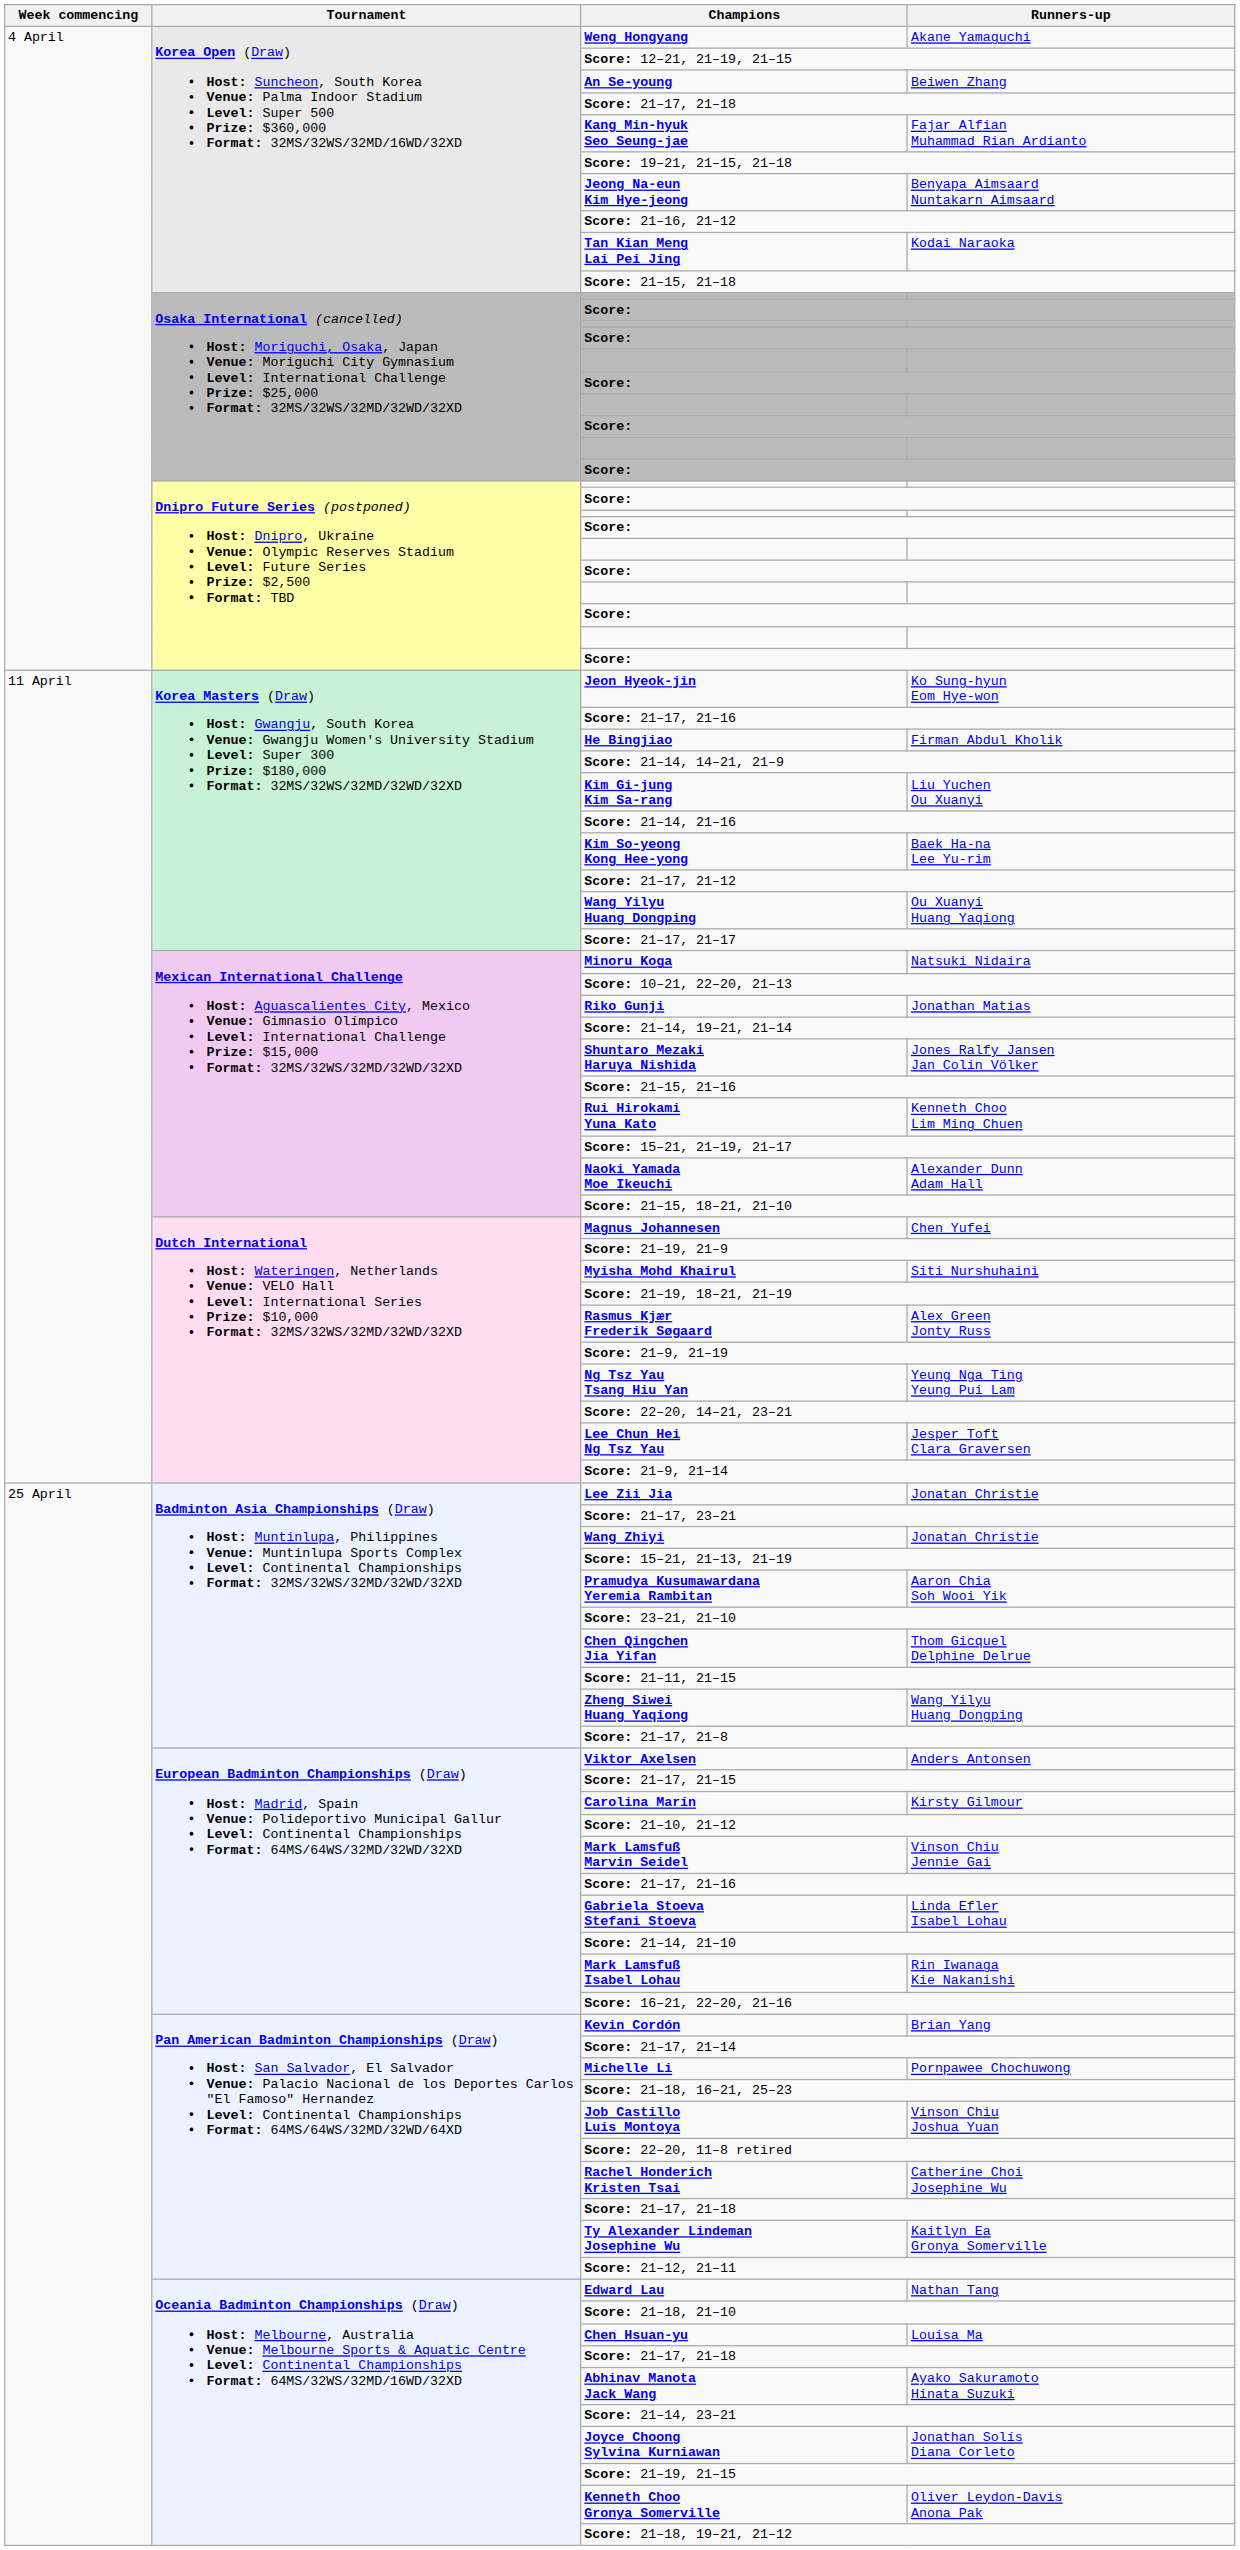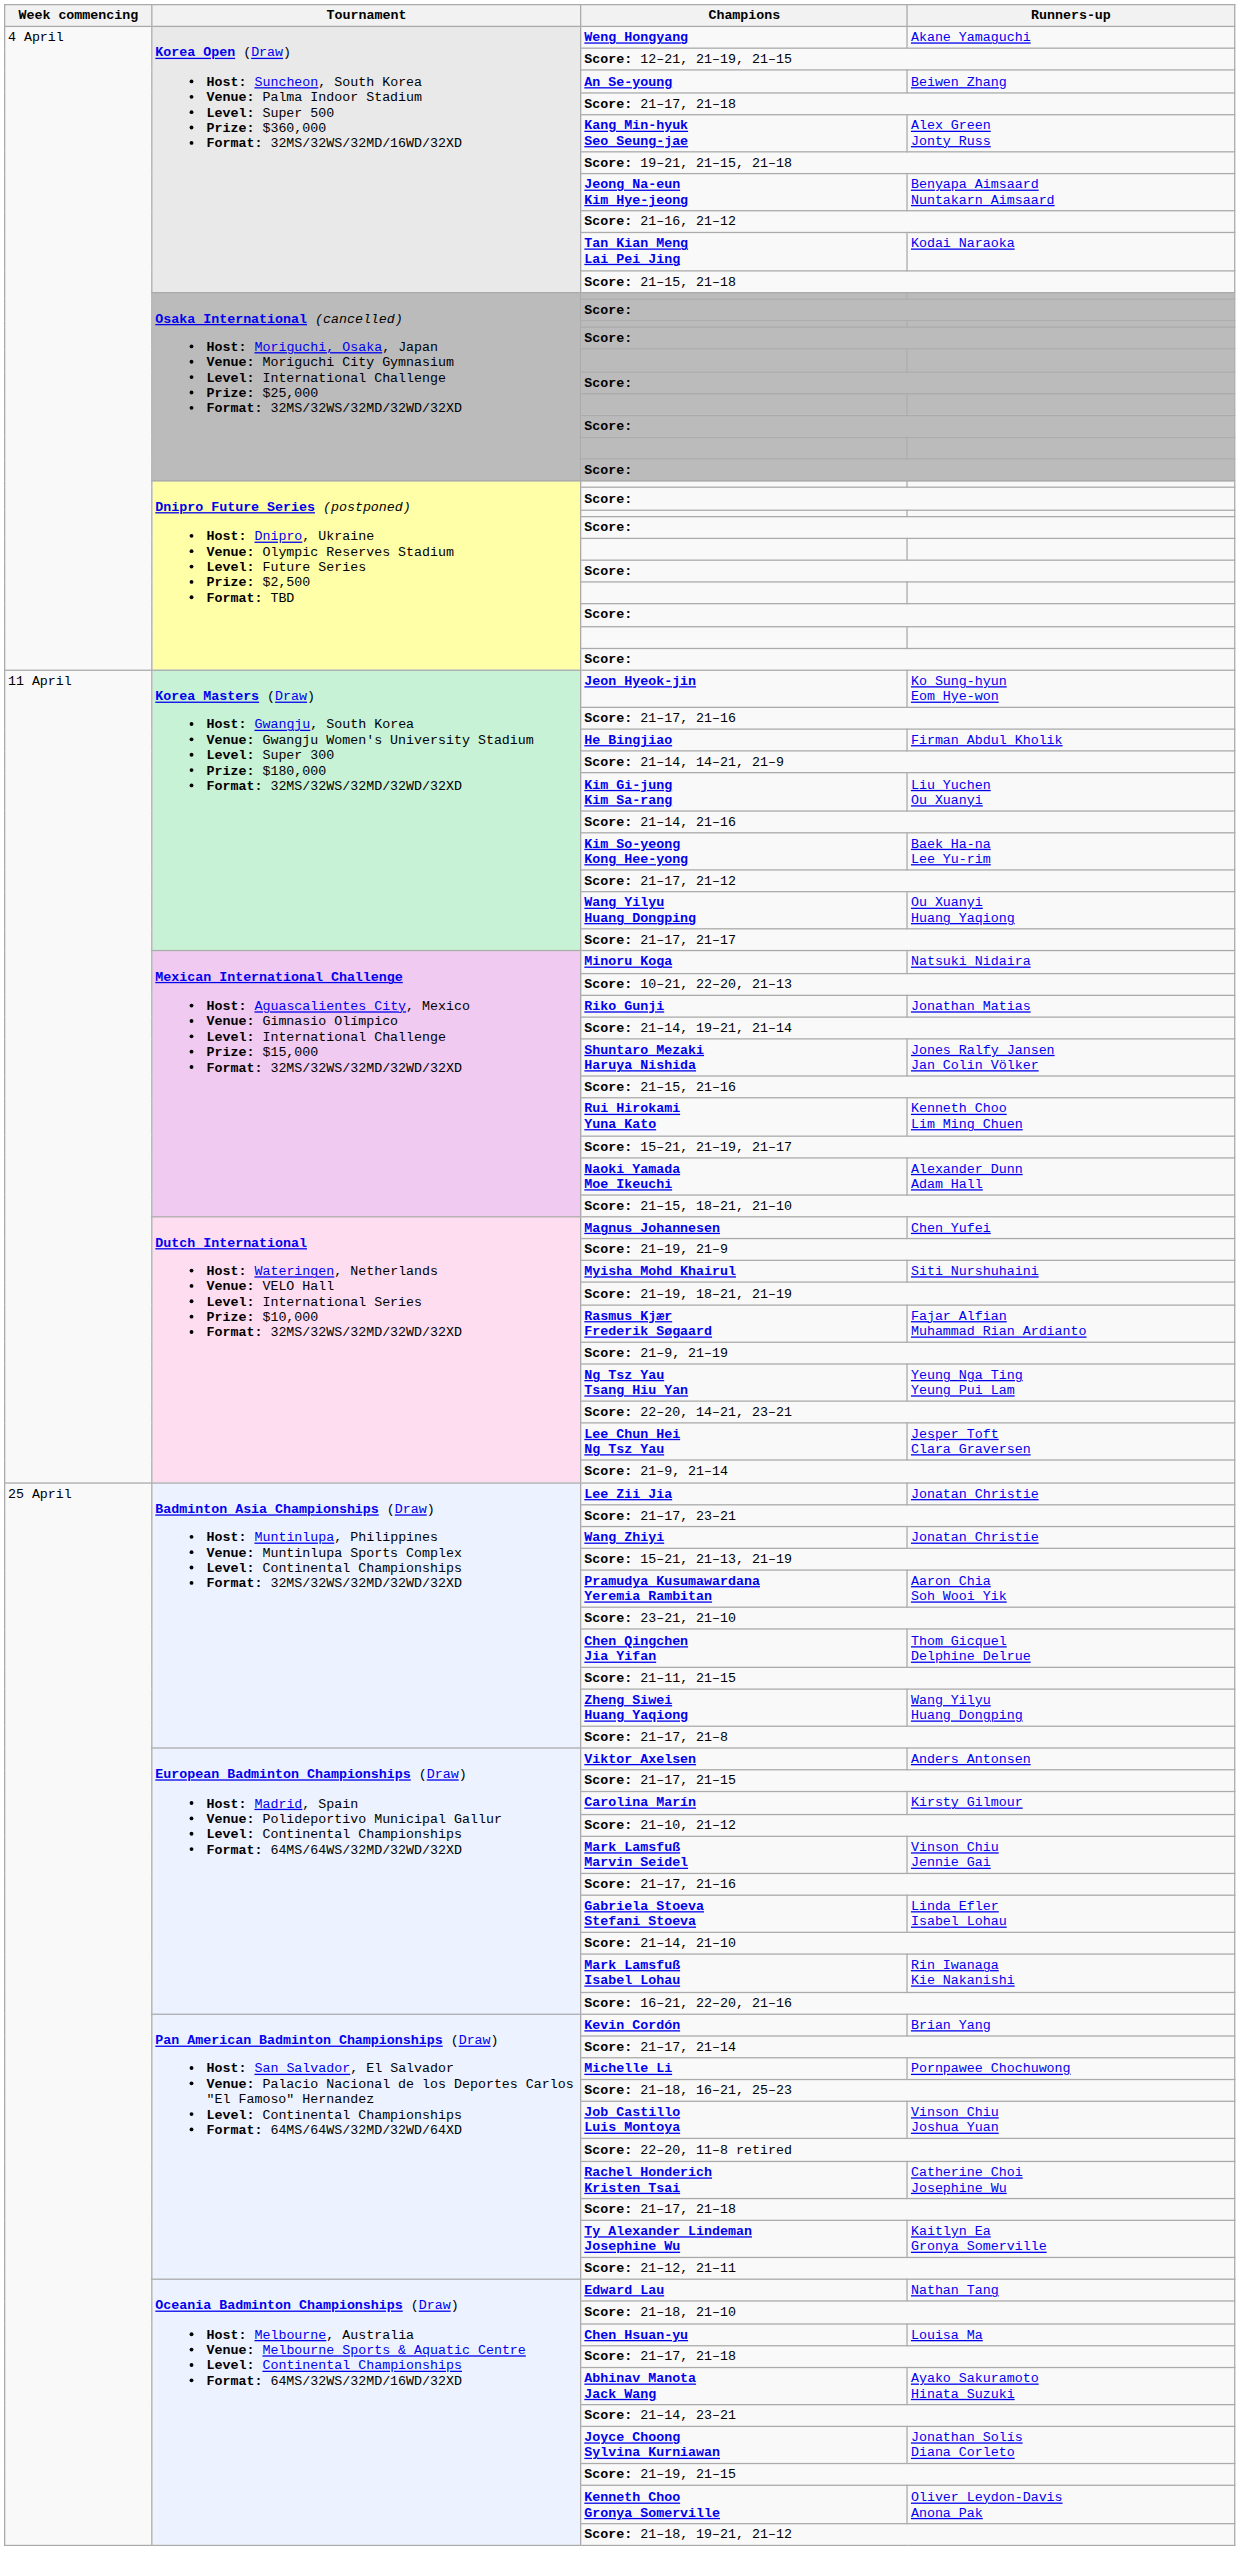(999, 133) Fajar Alfian Muhammad Rian Ardianto -> (951, 133) Alex Green Jonty Russ
(951, 1324) Alex Green Jonty Russ -> (999, 1324) Fajar Alfian Muhammad Rian Ardianto
